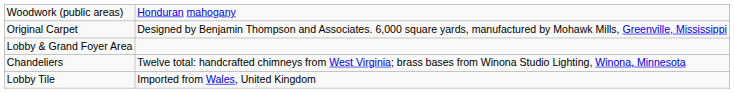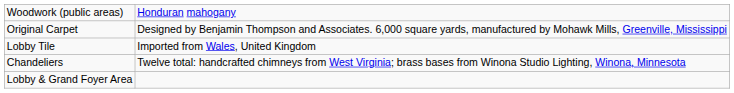rows swapped: (31, 79) <-> (70, 46)
